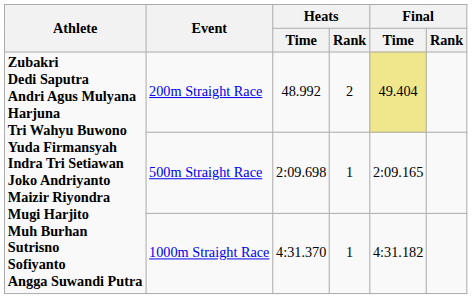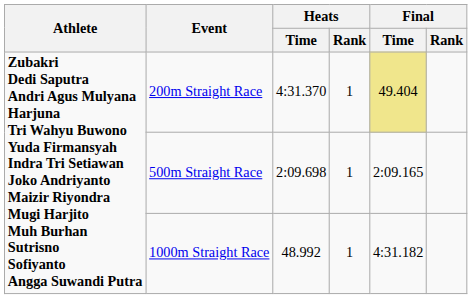(301, 92) 48.992 -> (301, 92) 4:31.370
(350, 92) 2 -> (350, 92) 1
(301, 253) 4:31.370 -> (301, 253) 48.992
